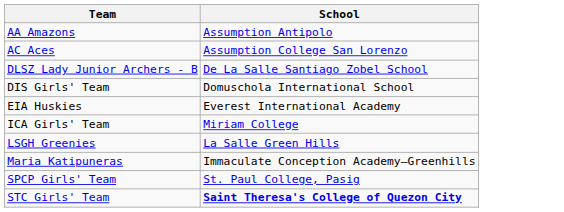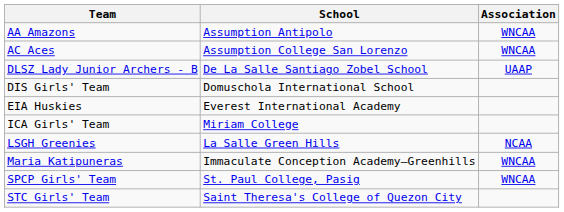+ column: (518, 14)
(333, 198) bold -> (333, 198) normal
